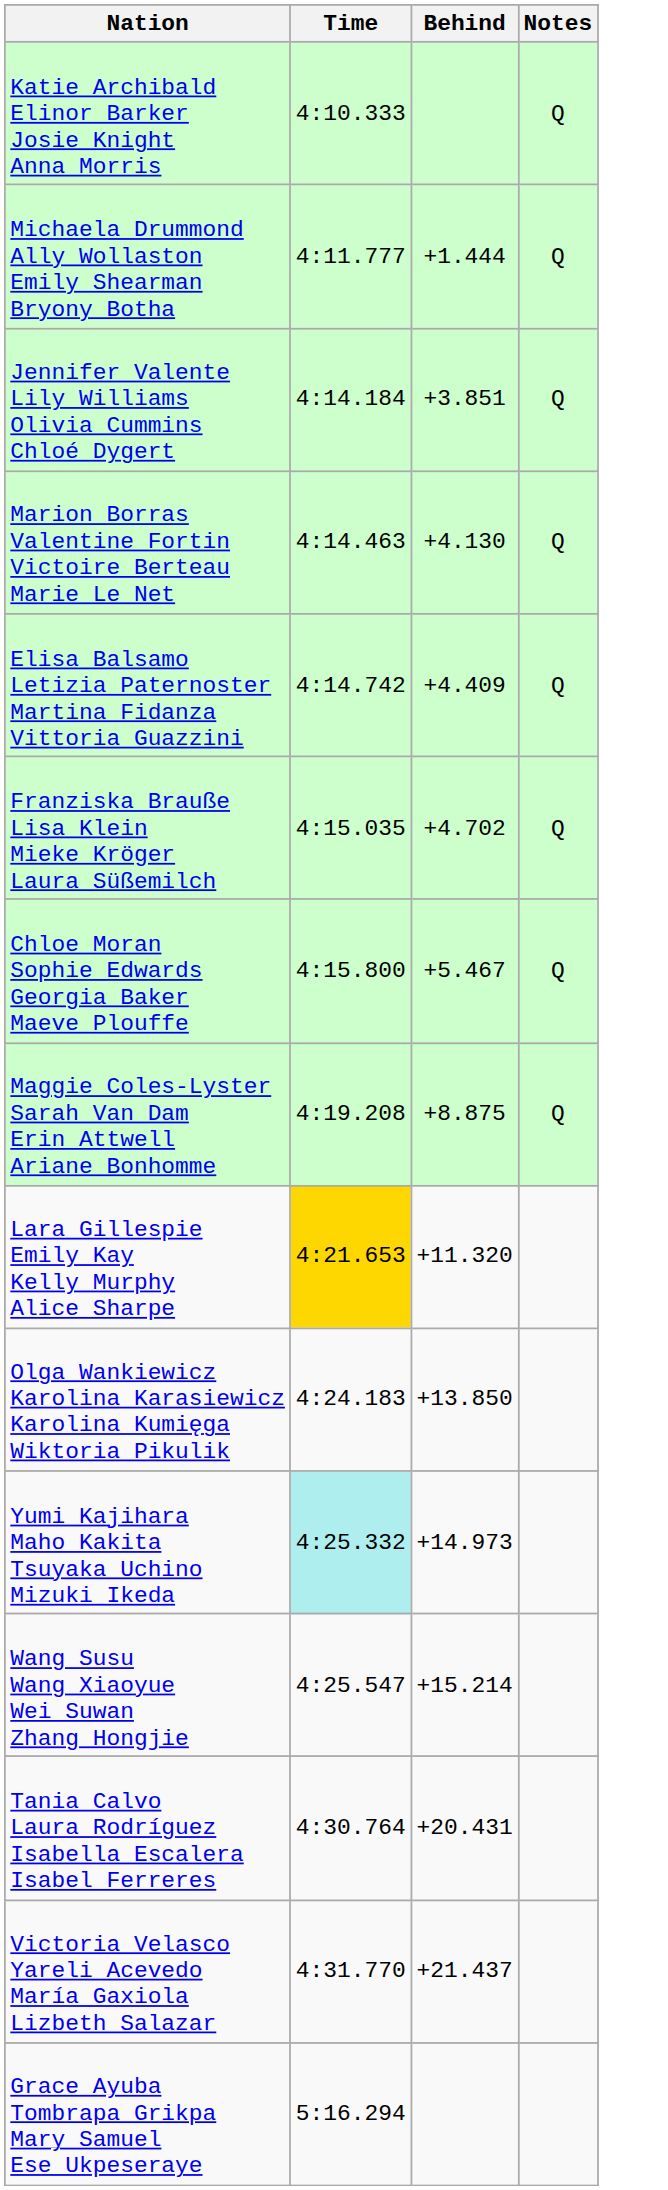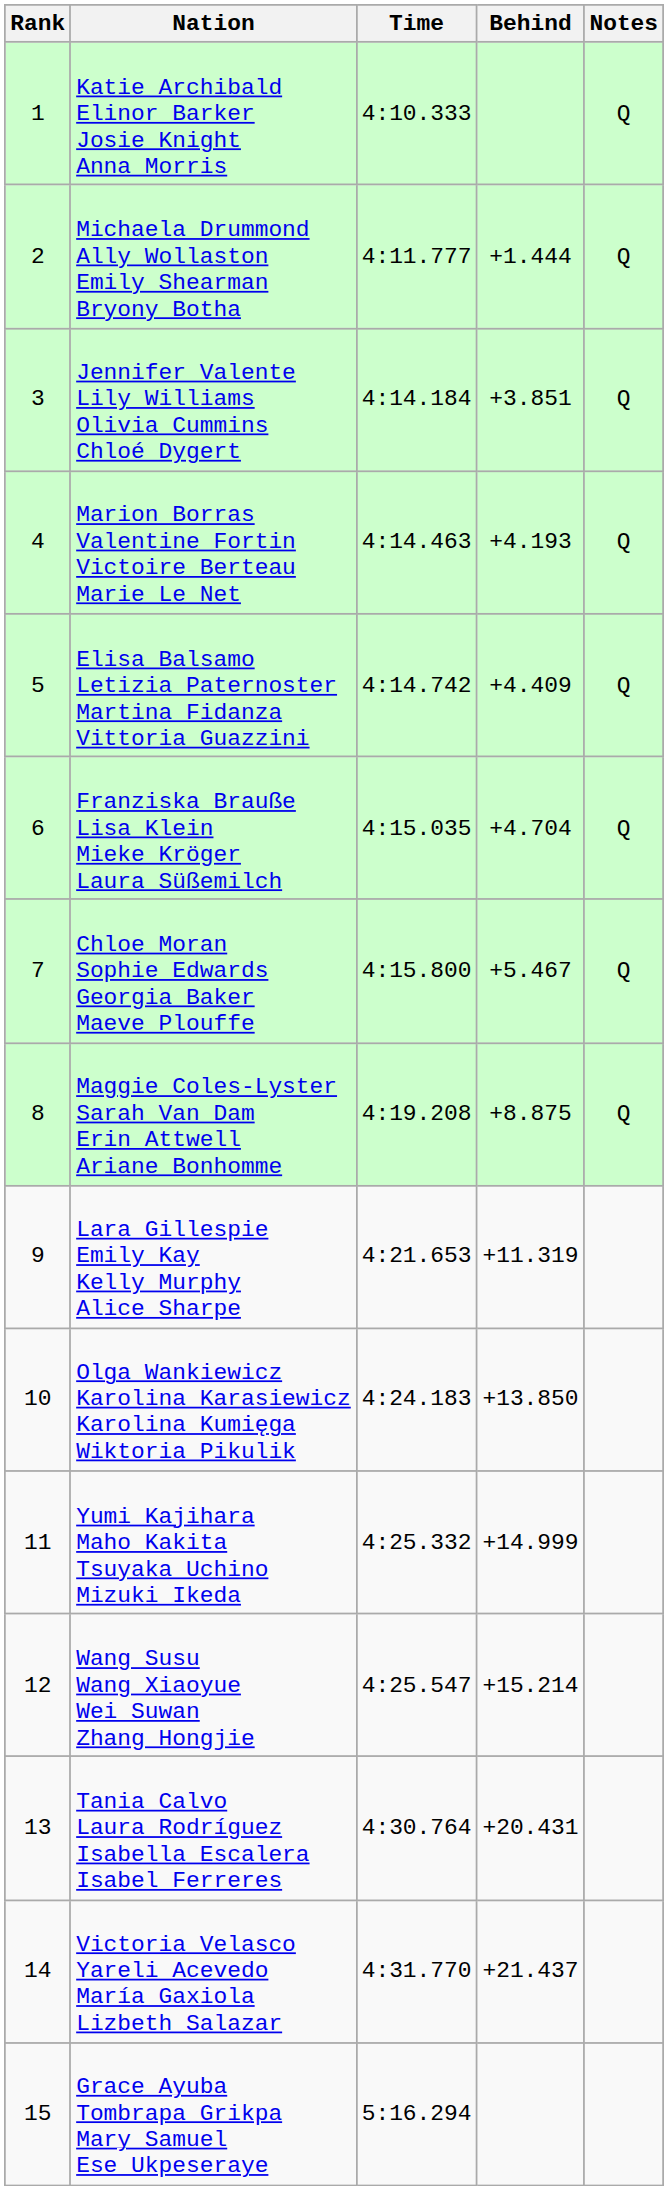+ column: (38, 24)
(465, 542) +4.130 -> (530, 542) +4.193
(465, 828) +4.702 -> (530, 828) +4.704
(351, 1257) gold background -> (417, 1257) no background
(465, 1257) +11.320 -> (530, 1257) +11.319
(351, 1543) paleturquoise background -> (417, 1543) no background
(465, 1543) +14.973 -> (530, 1543) +14.999
